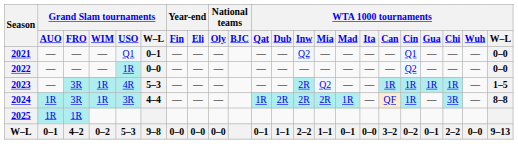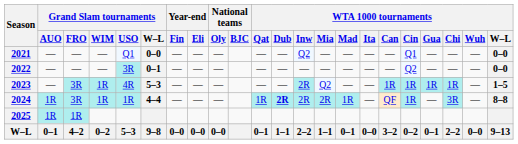(154, 54) 0–1 -> (154, 54) 0–0
(128, 69) 1R -> (128, 69) 3R
(154, 69) 0–0 -> (154, 69) 0–1
(128, 100) 3R -> (128, 100) 1R
(282, 100) normal -> (282, 100) bold
